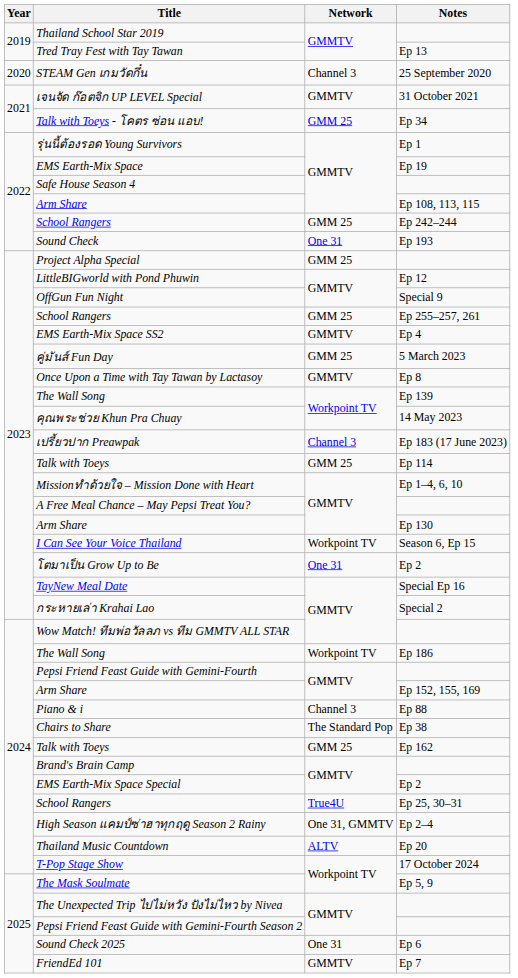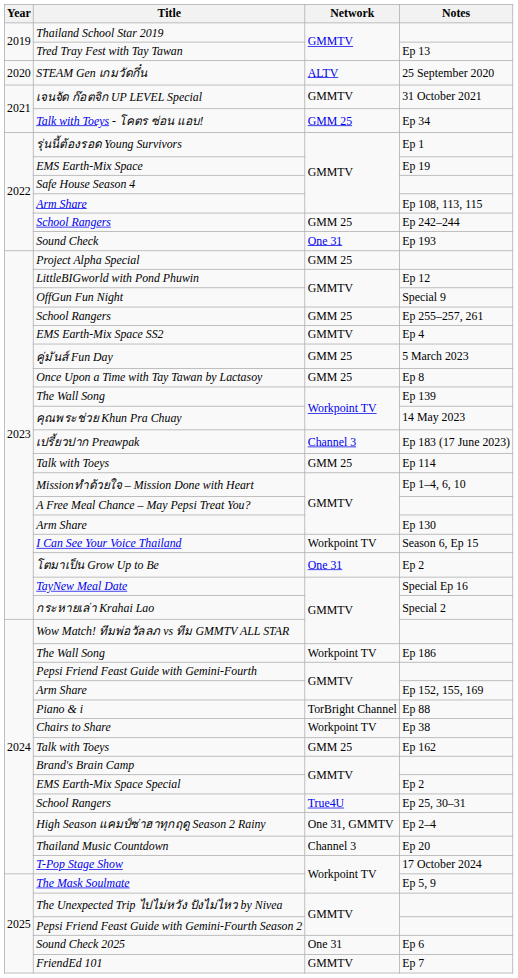(332, 72) Channel 3 -> (323, 72) ALTV
(330, 377) GMMTV -> (330, 377) GMM 25
(332, 709) Channel 3 -> (352, 709) TorBright Channel
(350, 728) The Standard Pop -> (342, 728) Workpoint TV
(323, 845) ALTV -> (332, 845) Channel 3
